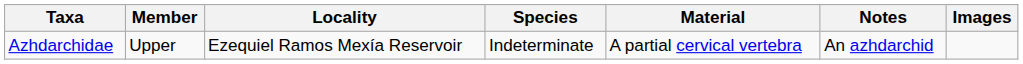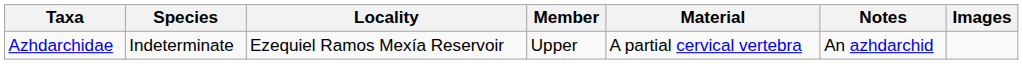columns swapped: (545, 18) <-> (165, 18)
